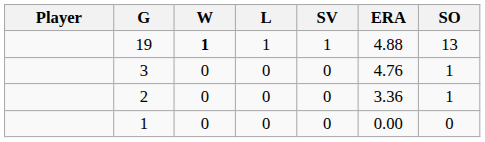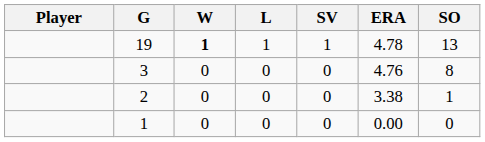(388, 44) 4.88 -> (388, 44) 4.78
(449, 70) 1 -> (449, 70) 8
(388, 96) 3.36 -> (388, 96) 3.38
